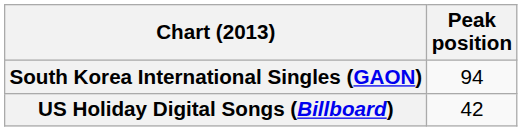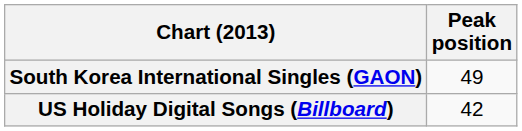(472, 76) 94 -> (472, 76) 49
